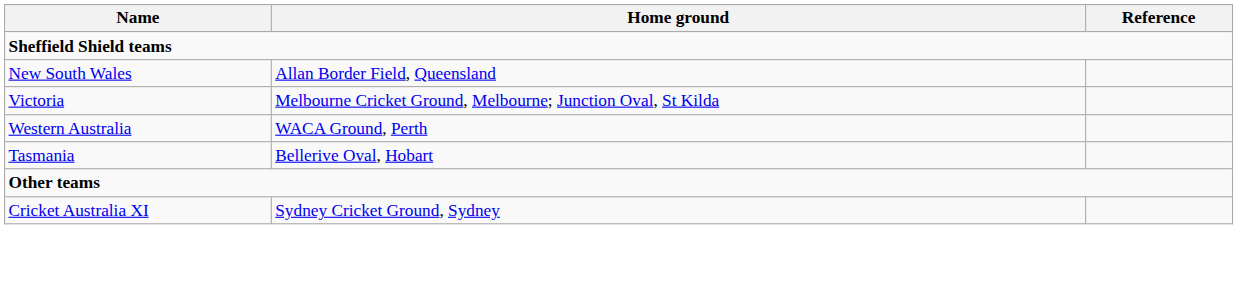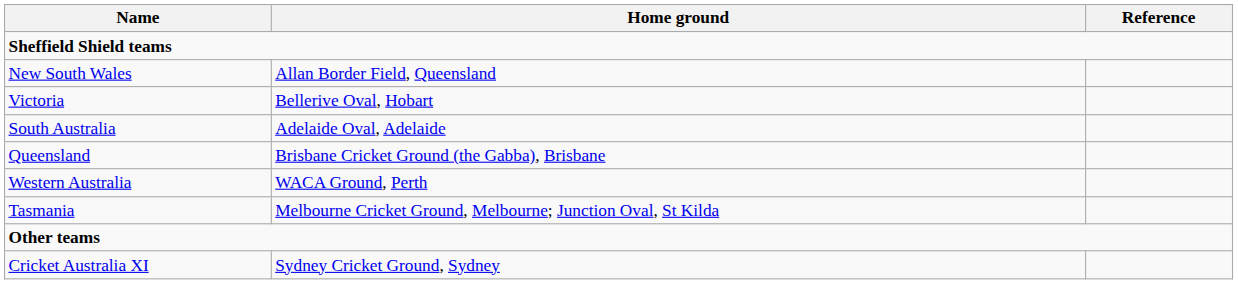(497, 100) Melbourne Cricket Ground, Melbourne; Junction Oval, St Kilda -> (354, 100) Bellerive Oval, Hobart
+ row: (62, 127)
+ row: (49, 155)
(354, 155) Bellerive Oval, Hobart -> (497, 210) Melbourne Cricket Ground, Melbourne; Junction Oval, St Kilda
